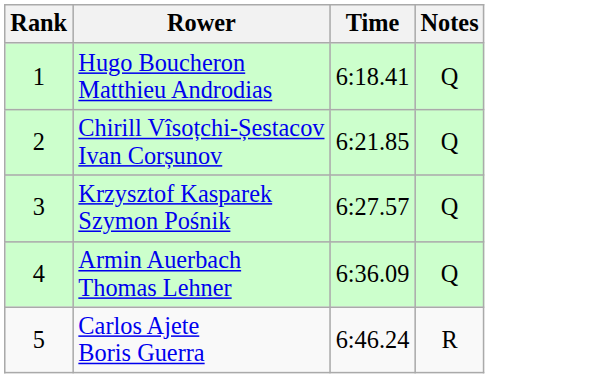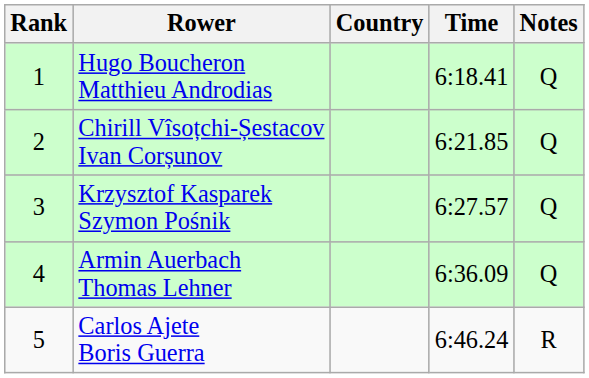+ column: (380, 23)
